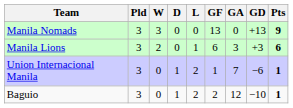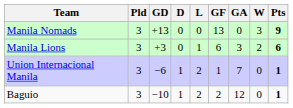columns swapped: (158, 13) <-> (257, 13)
